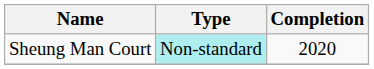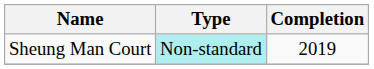(317, 49) 2020 -> (317, 49) 2019
